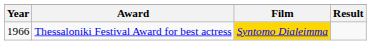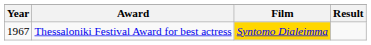(18, 31) 1966 -> (18, 31) 1967
